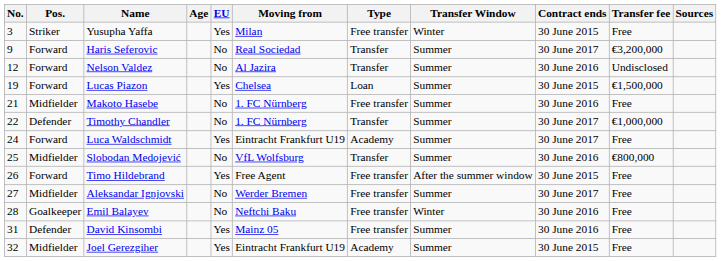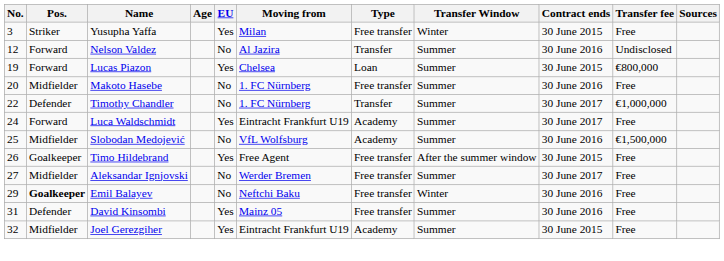- row: (122, 49)
(637, 85) €1,500,000 -> (637, 67) €800,000
(13, 103) 21 -> (13, 85) 20
(369, 157) Transfer -> (376, 139) Academy
(633, 157) €800,000 -> (641, 139) €1,500,000
(48, 175) Forward -> (55, 157) Goalkeeper
(13, 211) 28 -> (13, 193) 29
(55, 211) normal -> (57, 193) bold
